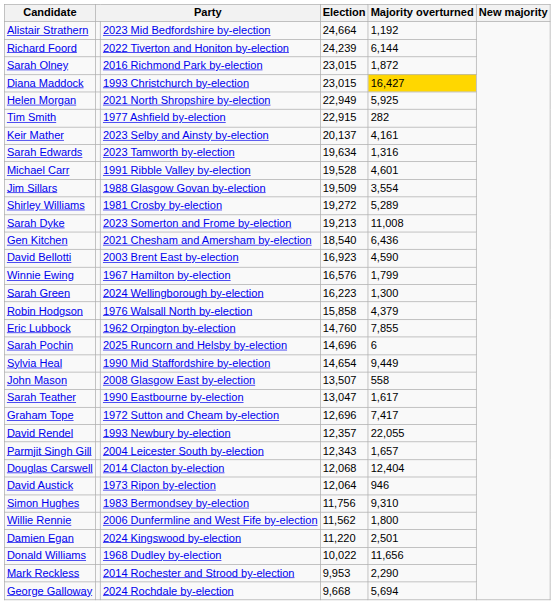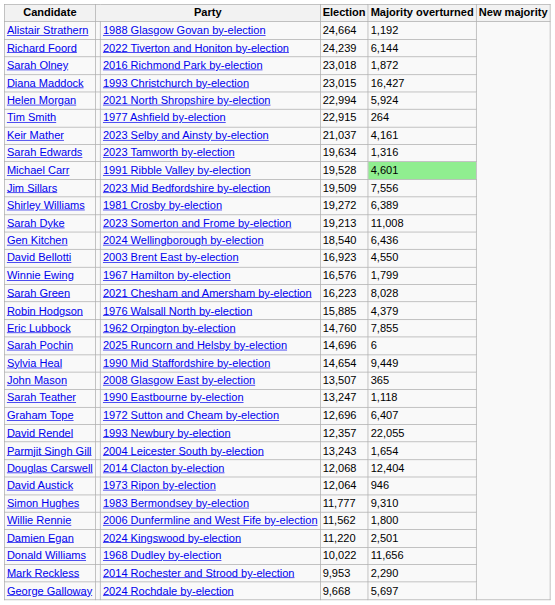(187, 30) 2023 Mid Bedfordshire by-election -> (184, 30) 1988 Glasgow Govan by-election
(340, 65) 23,015 -> (340, 65) 23,018
(388, 83) gold background -> (388, 83) no background
(340, 100) 22,949 -> (340, 100) 22,994
(384, 100) 5,925 -> (384, 100) 5,924
(380, 118) 282 -> (380, 118) 264
(340, 135) 20,137 -> (340, 135) 21,037
(384, 170) no background -> (384, 170) lightgreen background
(184, 188) 1988 Glasgow Govan by-election -> (187, 188) 2023 Mid Bedfordshire by-election
(384, 188) 3,554 -> (384, 188) 7,556
(384, 205) 5,289 -> (384, 205) 6,389
(207, 240) 2021 Chesham and Amersham by-election -> (183, 240) 2024 Wellingborough by-election
(384, 258) 4,590 -> (384, 258) 4,550
(183, 293) 2024 Wellingborough by-election -> (207, 293) 2021 Chesham and Amersham by-election
(384, 293) 1,300 -> (384, 293) 8,028
(340, 310) 15,858 -> (340, 310) 15,885
(380, 380) 558 -> (380, 380) 365
(340, 398) 13,047 -> (340, 398) 13,247
(384, 398) 1,617 -> (384, 398) 1,118
(384, 415) 7,417 -> (384, 415) 6,407
(340, 450) 12,343 -> (340, 450) 13,243
(384, 450) 1,657 -> (384, 450) 1,654
(339, 503) 11,756 -> (339, 503) 11,777
(384, 591) 5,694 -> (384, 591) 5,697
